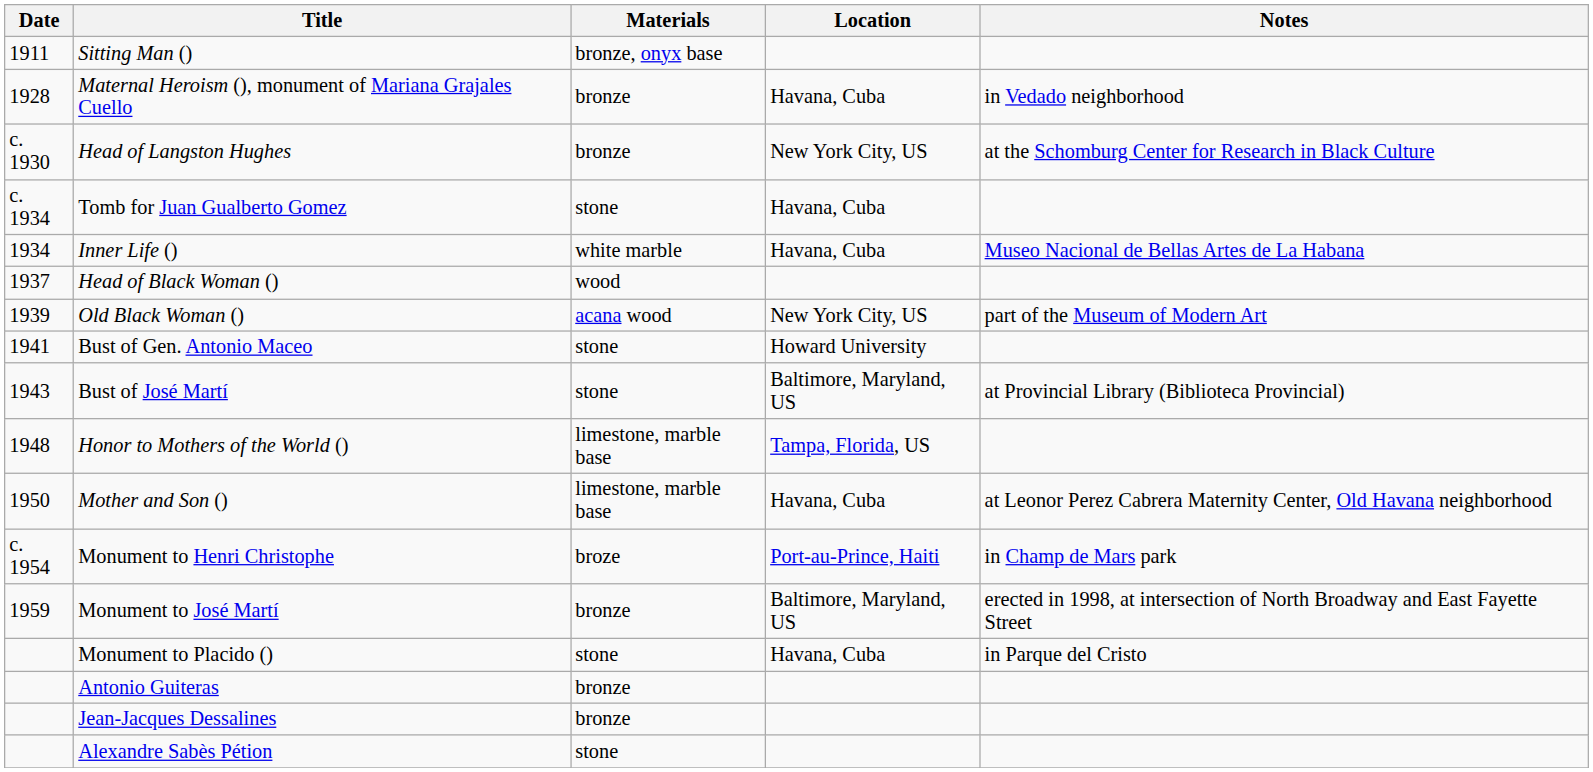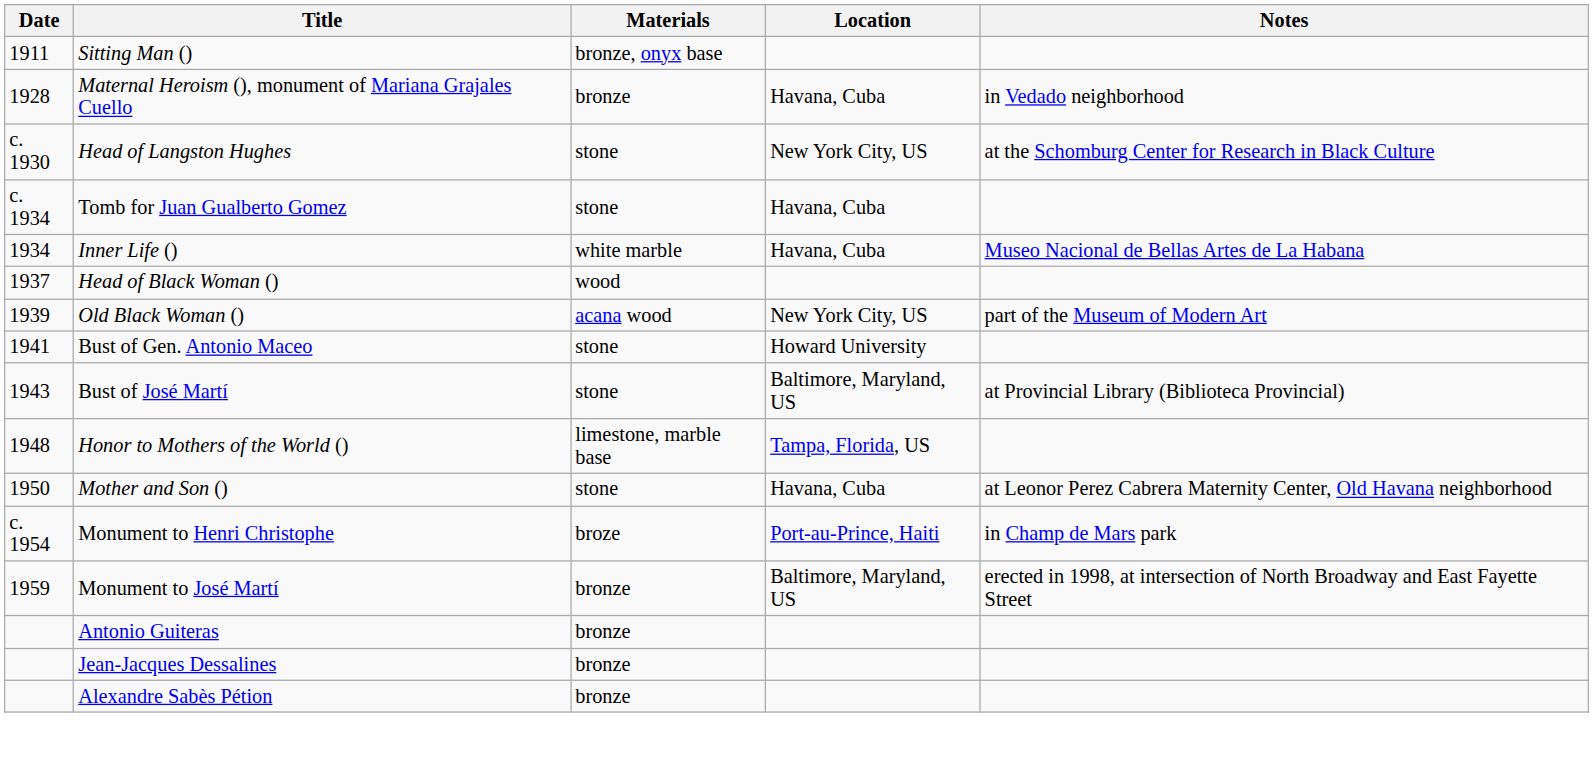(603, 151) bronze -> (597, 151) stone
(648, 500) limestone, marble base -> (597, 489) stone
- row: (176, 654)
(597, 751) stone -> (603, 696) bronze
